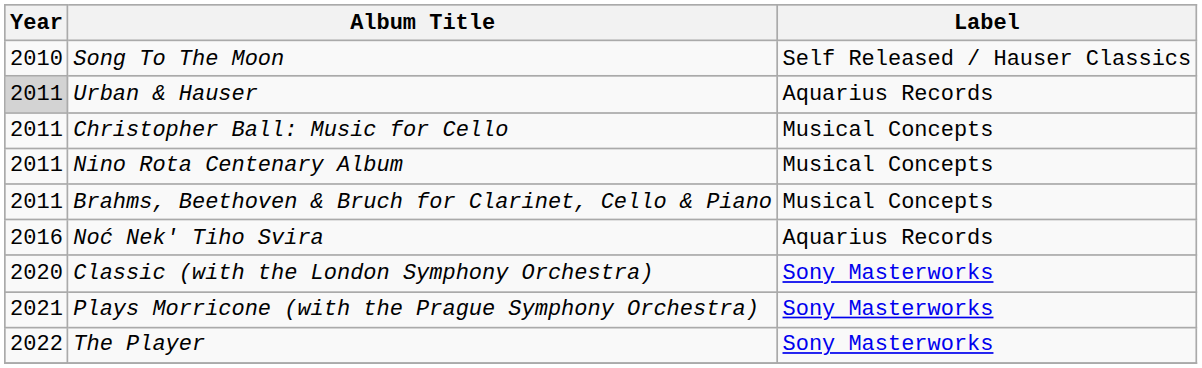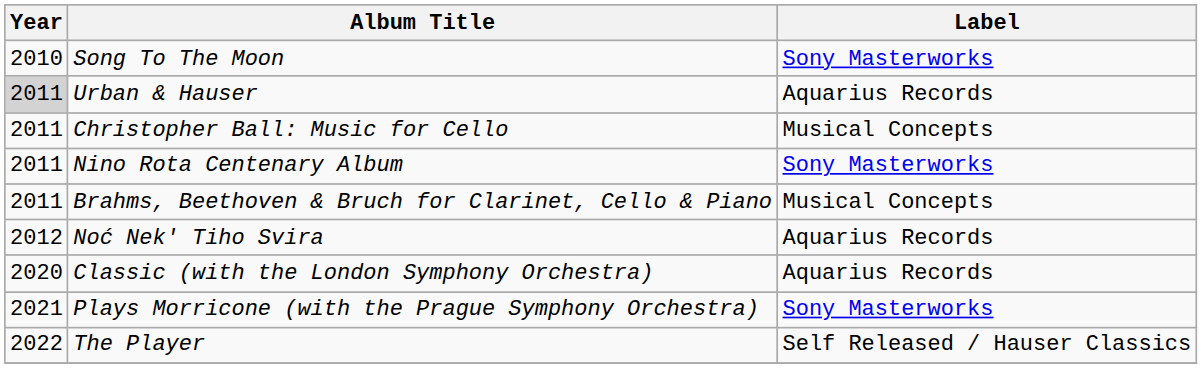(987, 59) Self Released / Hauser Classics -> (888, 59) Sony Masterworks
(888, 166) Musical Concepts -> (888, 166) Sony Masterworks
(36, 238) 2016 -> (36, 238) 2012
(888, 273) Sony Masterworks -> (888, 273) Aquarius Records
(888, 345) Sony Masterworks -> (987, 345) Self Released / Hauser Classics
